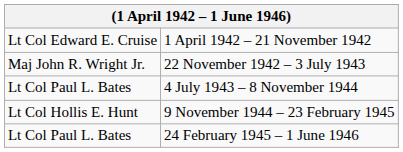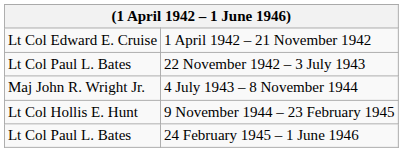(76, 64) Maj John R. Wright Jr. -> (70, 64) Lt Col Paul L. Bates
(70, 87) Lt Col Paul L. Bates -> (76, 87) Maj John R. Wright Jr.
